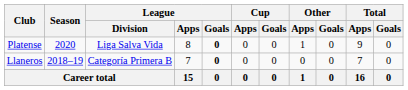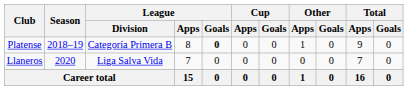(65, 45) 2020 -> (65, 45) 2018–19
(130, 45) Liga Salva Vida -> (130, 45) Categoría Primera B
(65, 61) 2018–19 -> (65, 61) 2020
(130, 61) Categoría Primera B -> (130, 61) Liga Salva Vida
(217, 61) bold -> (217, 61) normal
